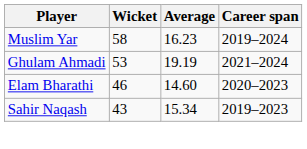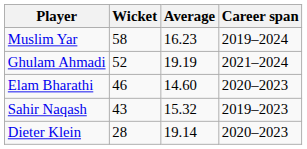(120, 62) 53 -> (120, 62) 52
(180, 109) 15.34 -> (180, 109) 15.32
+ row: (44, 132)
